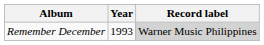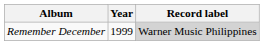(122, 31) 1993 -> (122, 31) 1999
